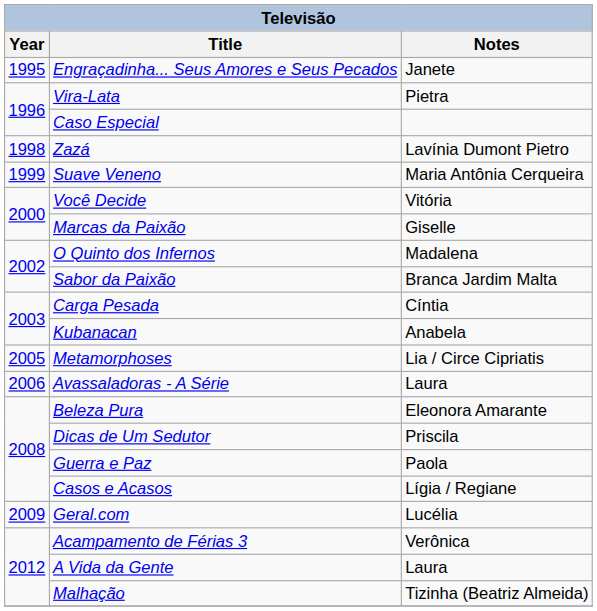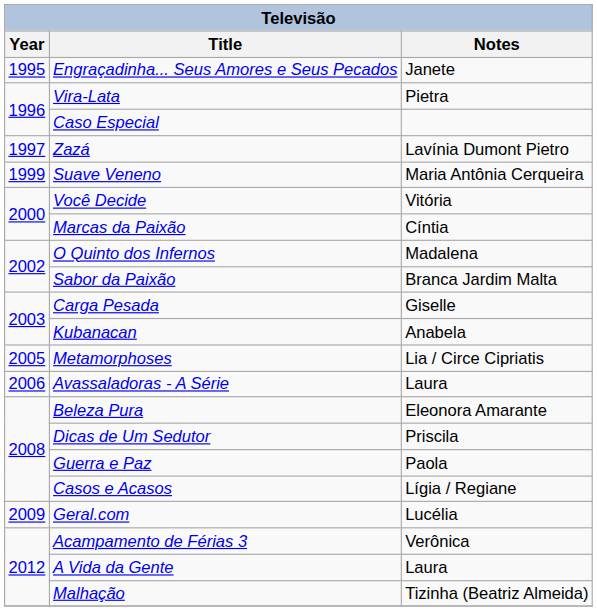(27, 149) 1998 -> (27, 149) 1997
(430, 227) Giselle -> (427, 227) Cíntia
(427, 306) Cíntia -> (430, 306) Giselle
